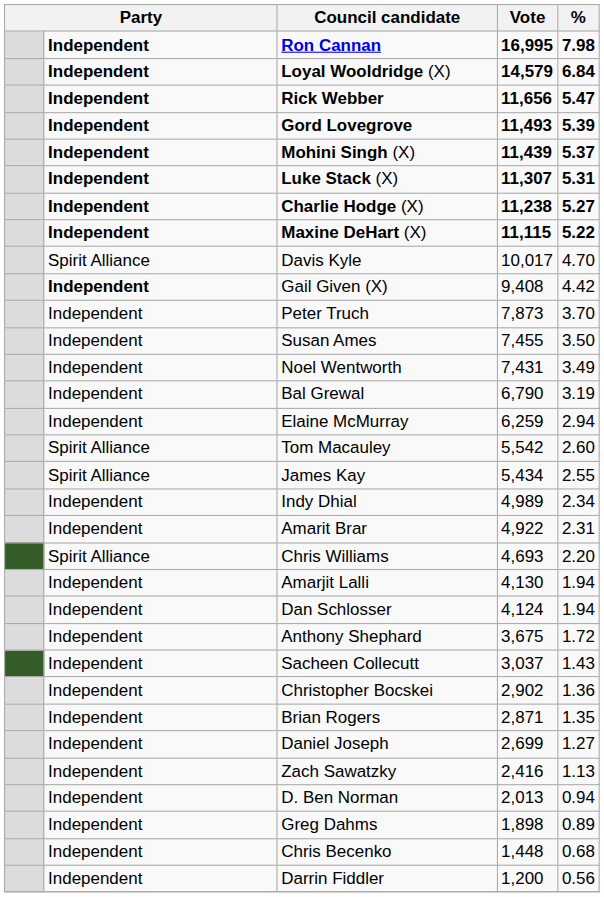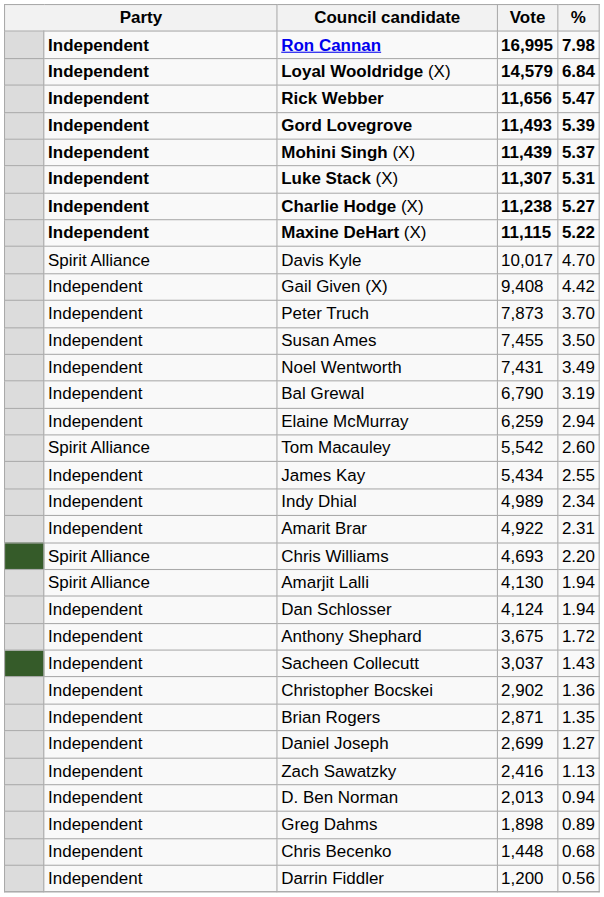(98, 286) bold -> (95, 286) normal
(99, 475) Spirit Alliance -> (95, 475) Independent
(95, 582) Independent -> (99, 582) Spirit Alliance
